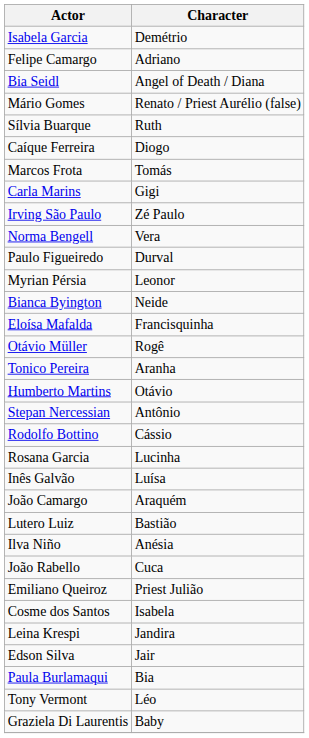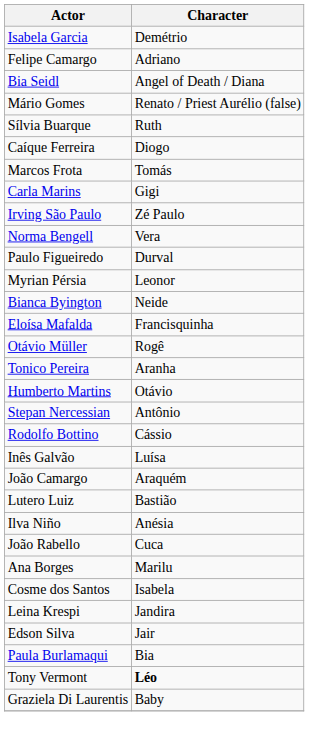- row: (48, 457)
- row: (57, 589)
+ row: (41, 567)
(145, 699) normal -> (146, 677) bold
